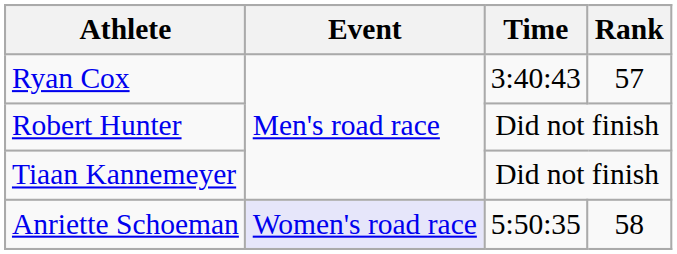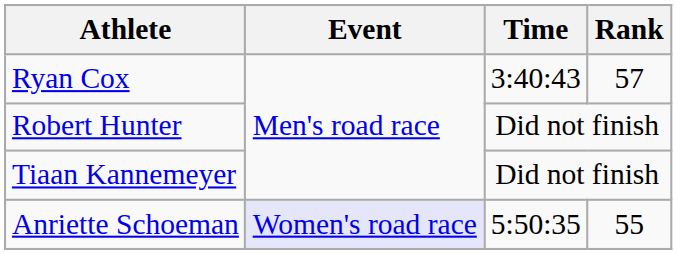(629, 223) 58 -> (629, 223) 55
